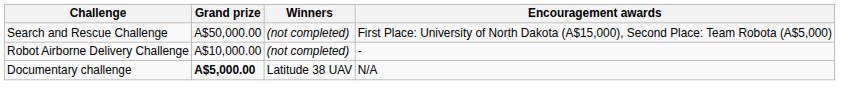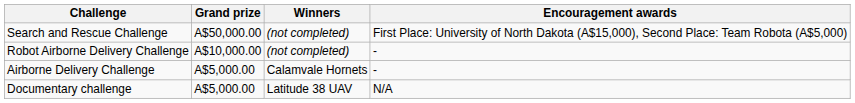+ row: (81, 70)
(225, 70) bold -> (224, 88) normal
